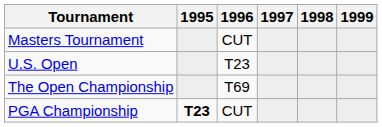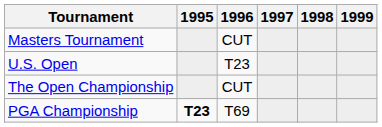(237, 87) T69 -> (237, 87) CUT
(237, 111) CUT -> (237, 111) T69
